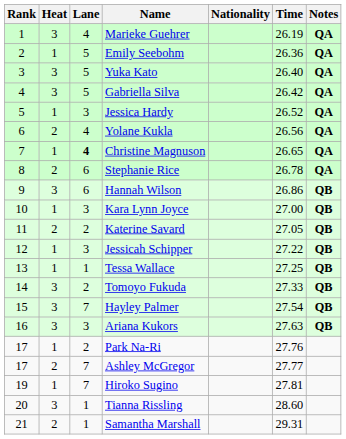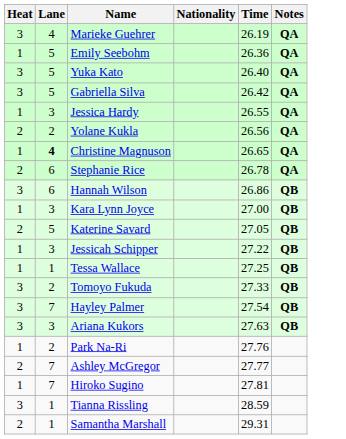- column: (22, 14)
(289, 111) 26.52 -> (255, 111) 26.55
(86, 131) 4 -> (52, 131) 2
(86, 229) 2 -> (52, 229) 5
(289, 405) 28.60 -> (255, 405) 28.59
